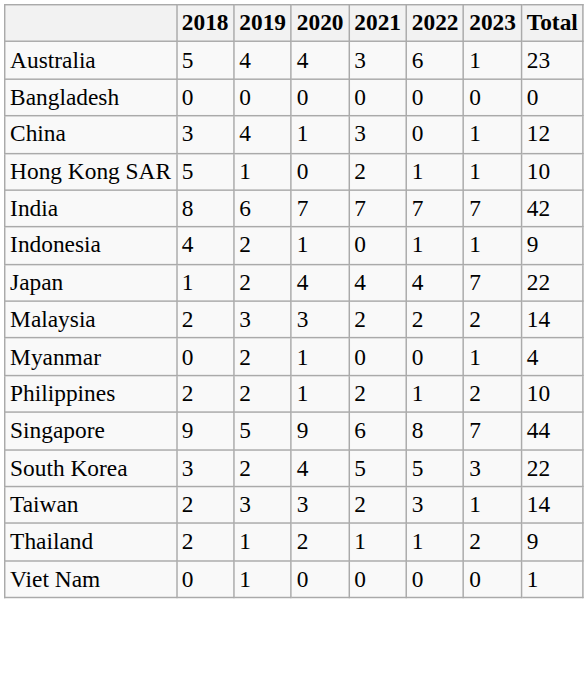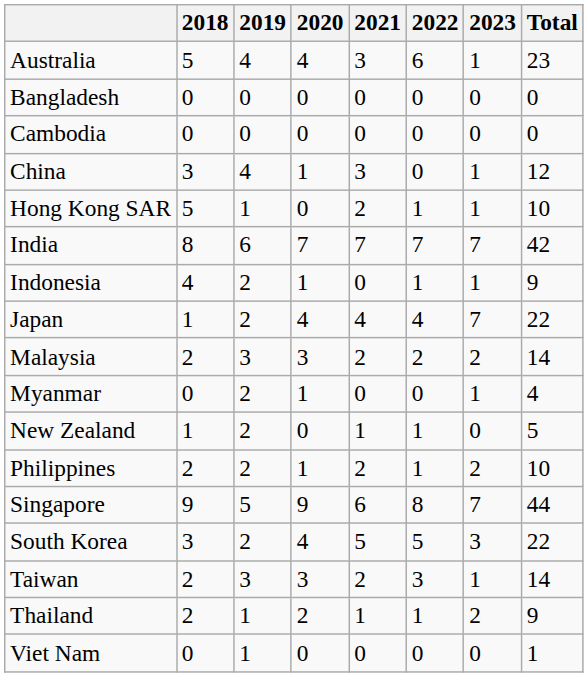+ row: (58, 134)
+ row: (73, 430)
